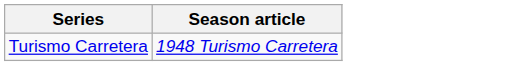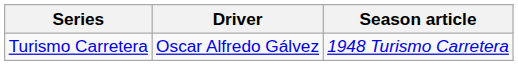+ column: (238, 19)
